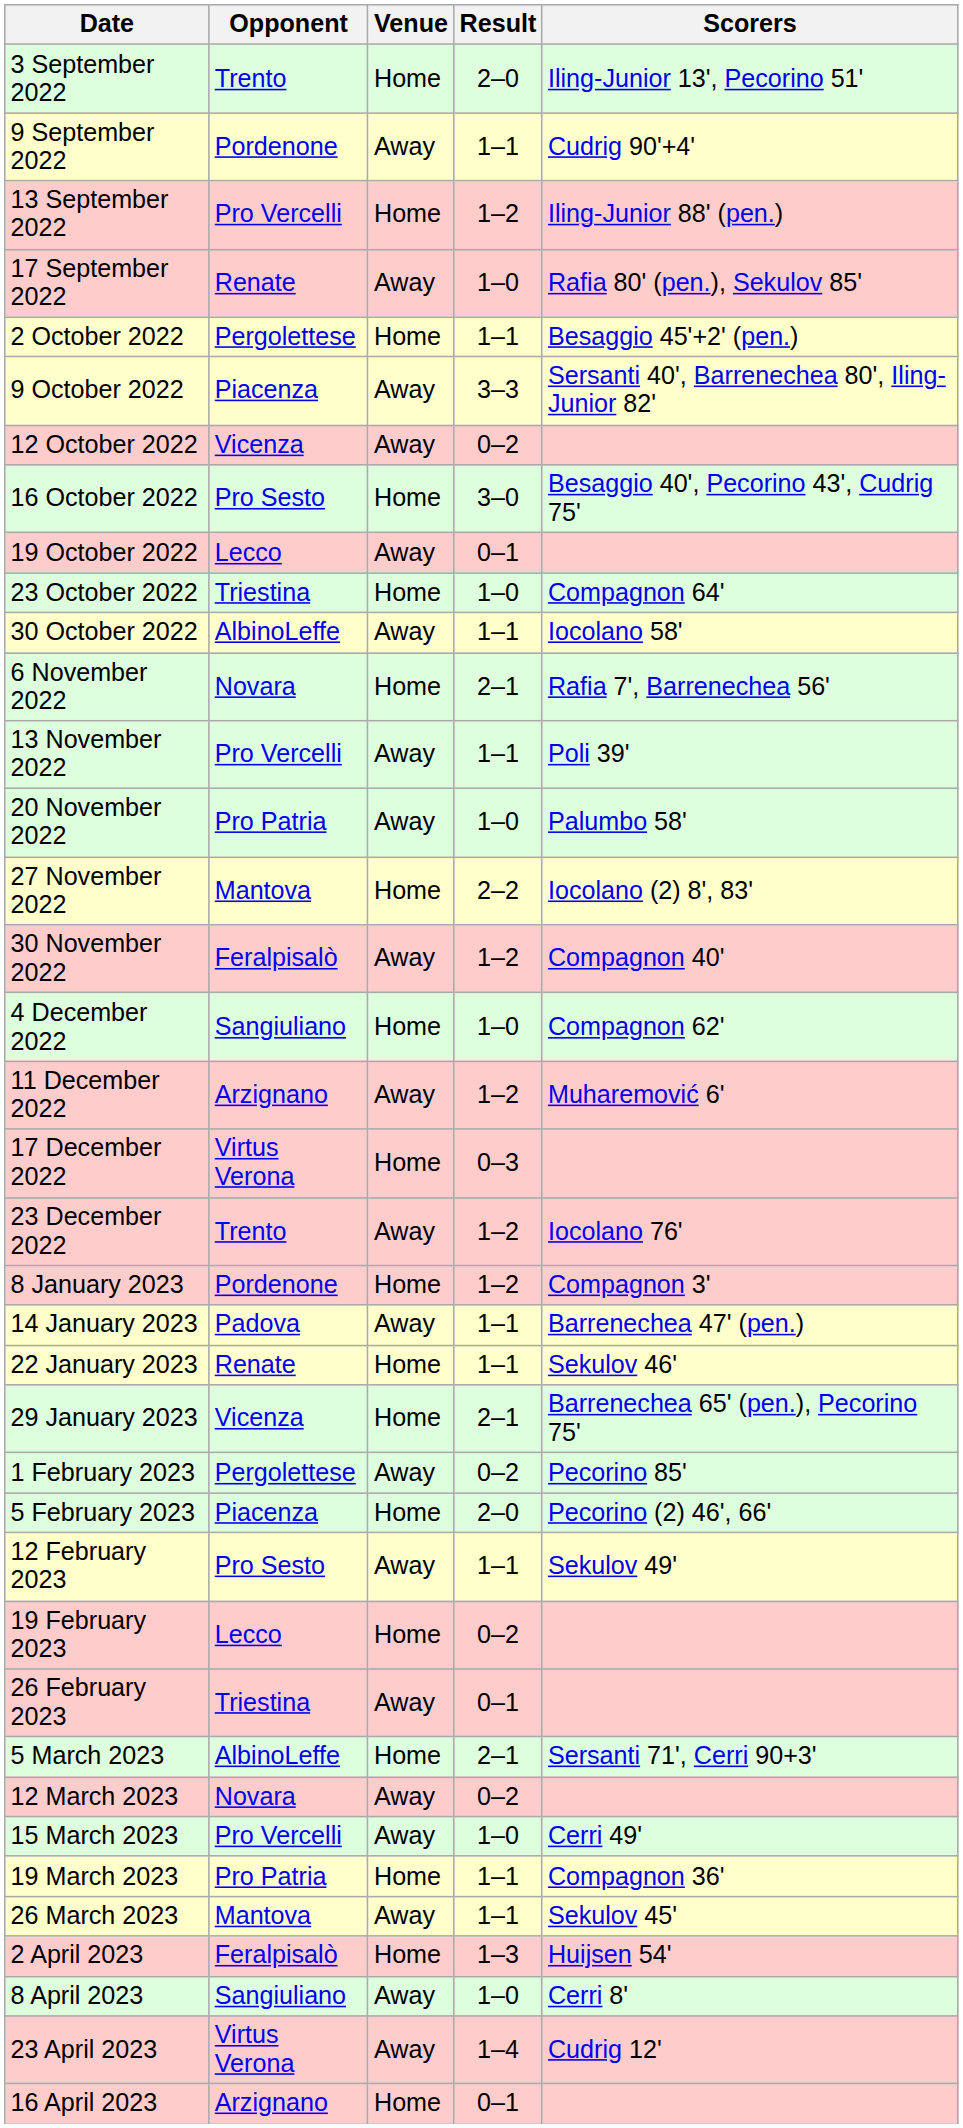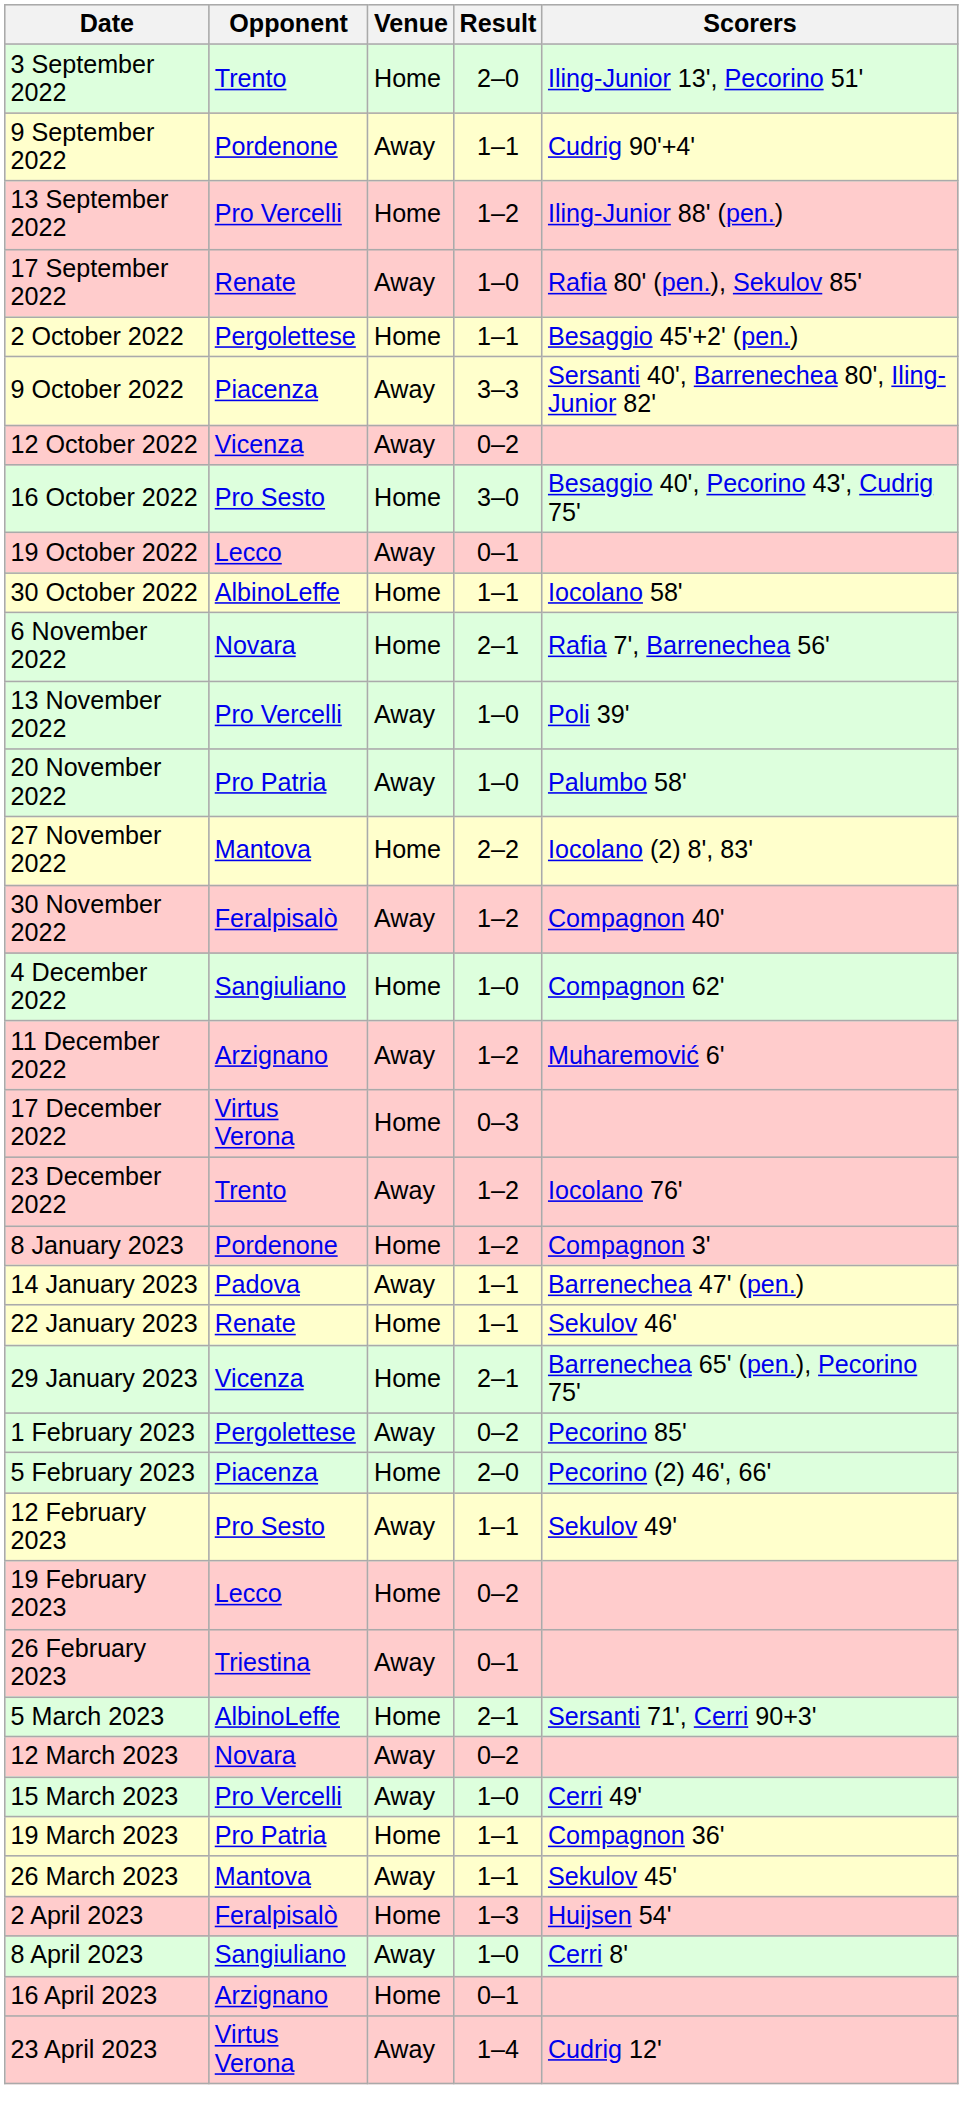- row: (104, 592)
(404, 632) Away -> (408, 592) Home
(498, 754) 1–1 -> (498, 714) 1–0
rows swapped: (84, 2103) <-> (84, 2049)
